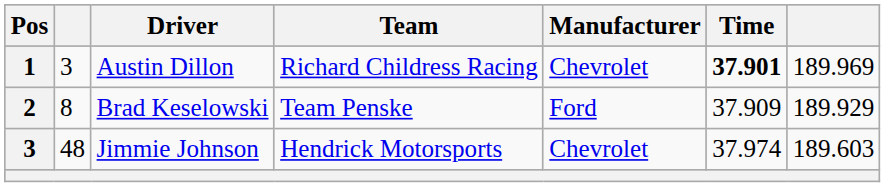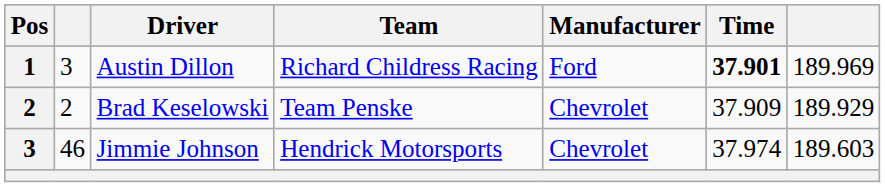(599, 66) Chevrolet -> (573, 66) Ford
(66, 108) 8 -> (66, 108) 2
(573, 108) Ford -> (599, 108) Chevrolet
(72, 149) 48 -> (72, 149) 46
